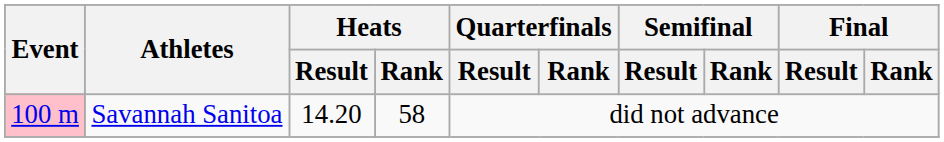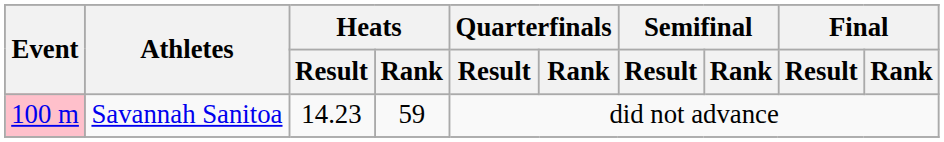(331, 115) 14.20 -> (331, 115) 14.23
(412, 115) 58 -> (412, 115) 59
